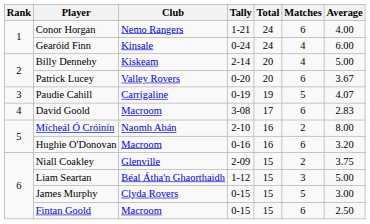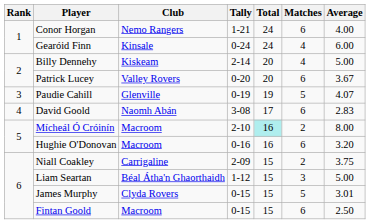(145, 95) Carrigaline -> (141, 95) Glenville
(142, 111) Macroom -> (149, 111) Naomh Abán
(149, 128) Naomh Abán -> (142, 128) Macroom
(268, 128) no background -> (268, 128) paleturquoise background
(141, 161) Glenville -> (145, 161) Carrigaline
(345, 194) 3.00 -> (345, 194) 3.01
